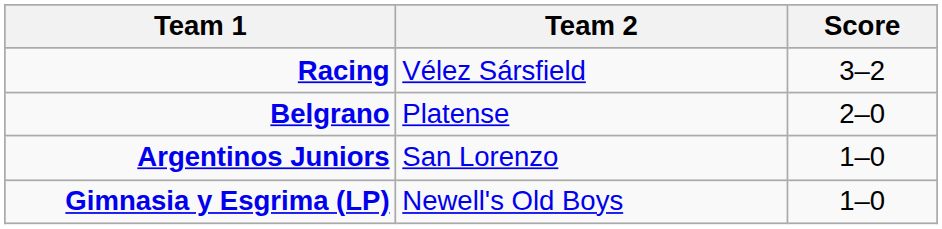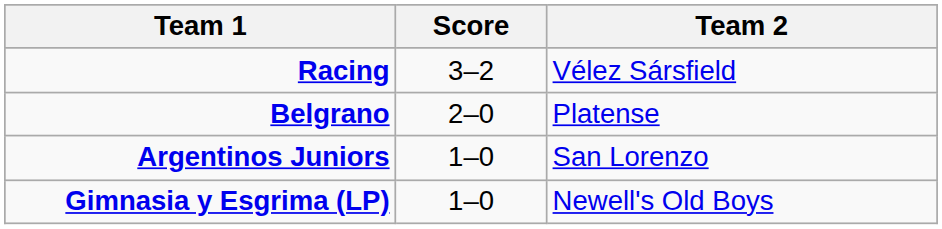columns swapped: (862, 26) <-> (591, 26)
